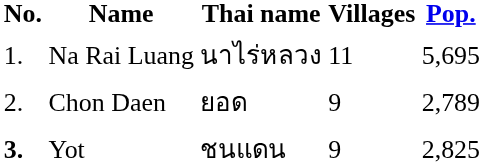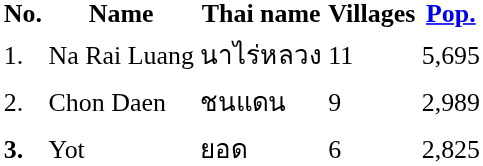(224, 102) ยอด -> (243, 102) ชนแดน
(451, 101) 2,789 -> (451, 101) 2,989
(243, 149) ชนแดน -> (224, 149) ยอด
(335, 148) 9 -> (335, 148) 6
